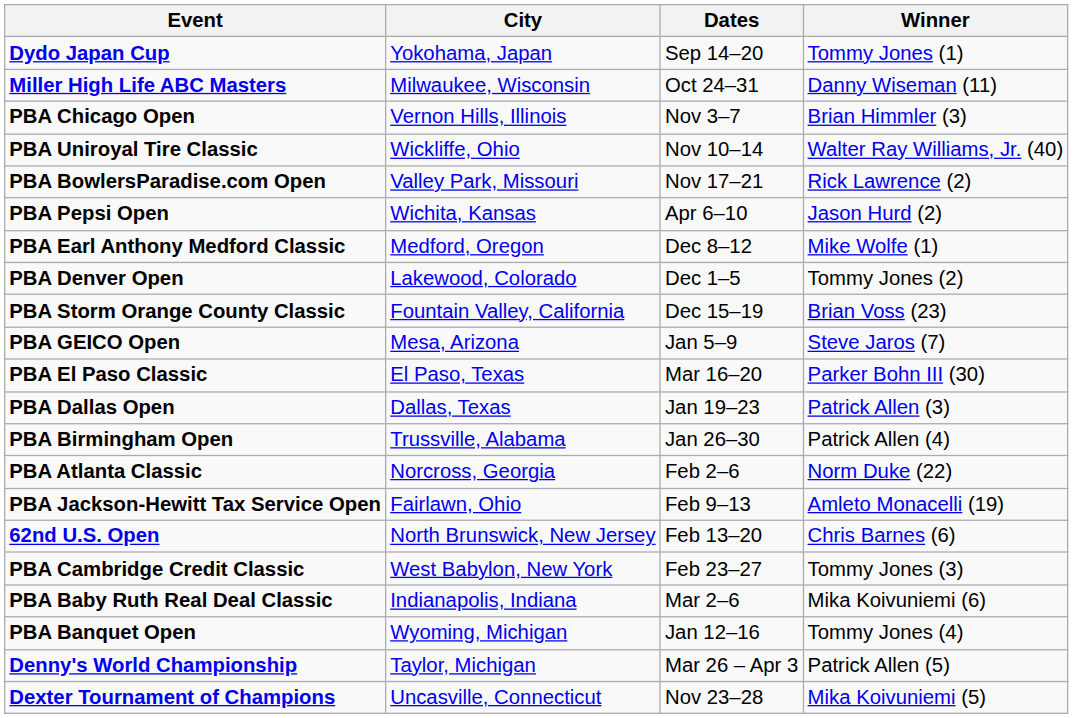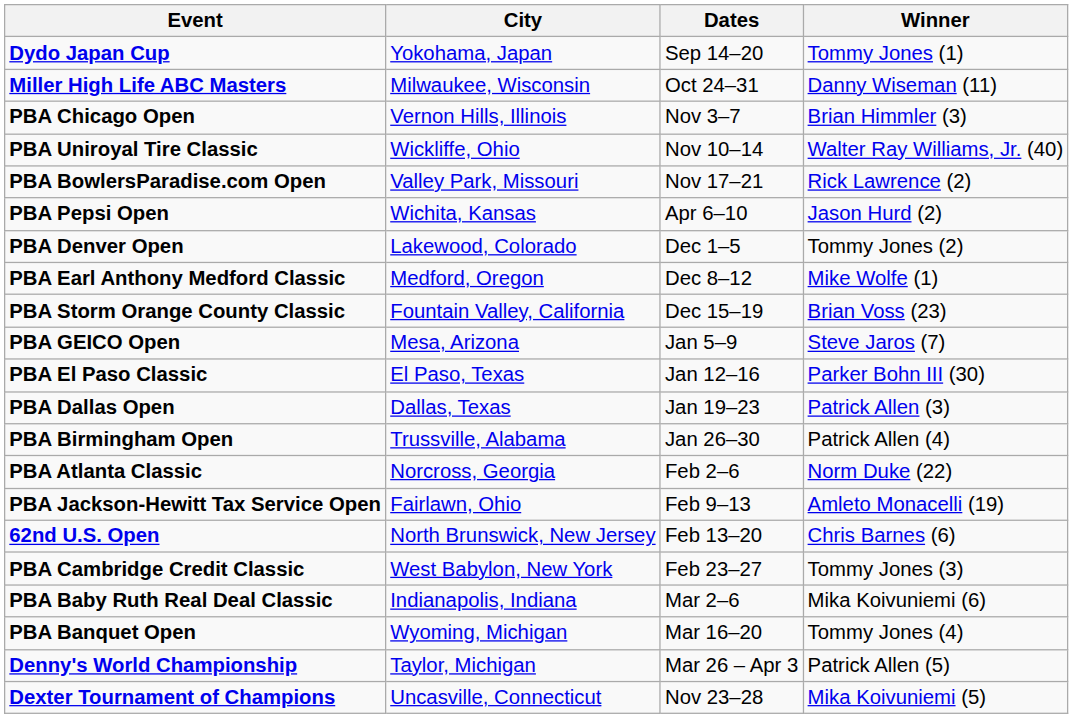rows swapped: (96, 278) <-> (177, 246)
(714, 375) Mar 16–20 -> (712, 375) Jan 12–16
(712, 632) Jan 12–16 -> (714, 632) Mar 16–20
